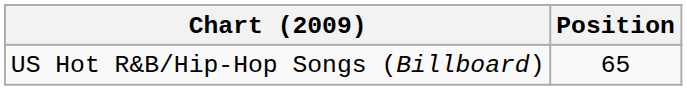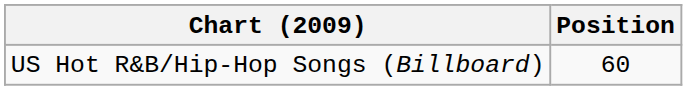(616, 65) 65 -> (616, 65) 60
